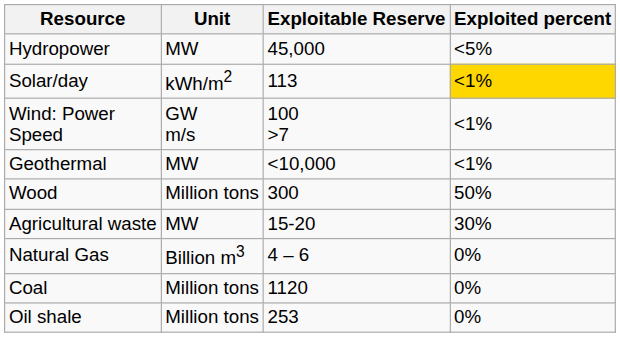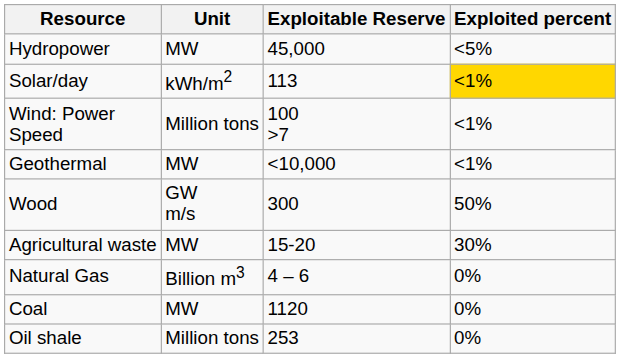(181, 124) GW m/s -> (212, 124) Million tons
(212, 193) Million tons -> (181, 204) GW m/s
(212, 288) Million tons -> (182, 309) MW
